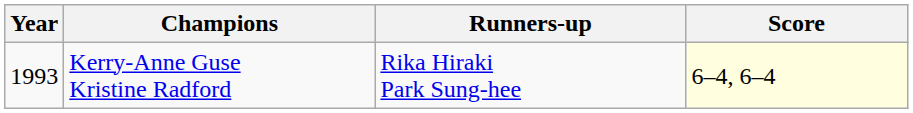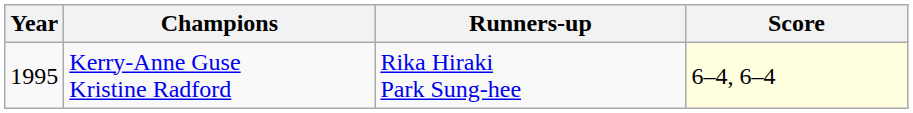(34, 75) 1993 -> (34, 75) 1995
